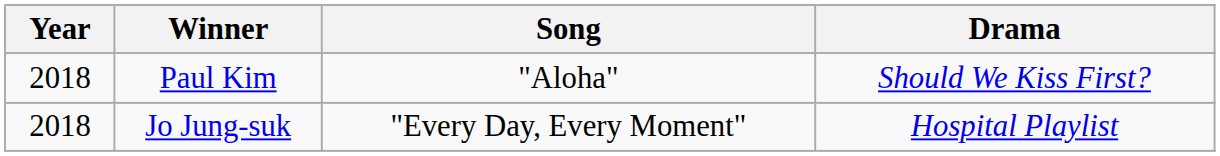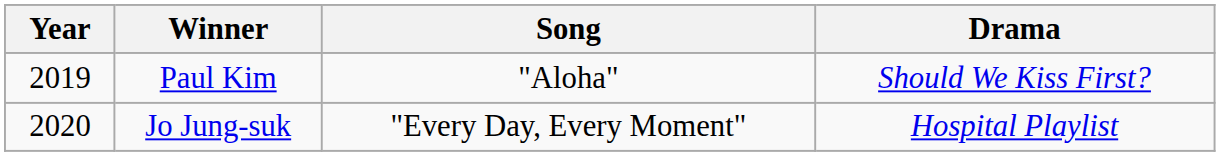(60, 77) 2018 -> (60, 77) 2019
(60, 126) 2018 -> (60, 126) 2020
